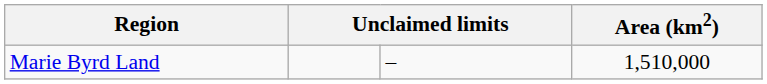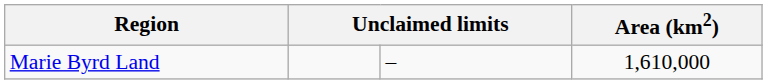(667, 61) 1,510,000 -> (667, 61) 1,610,000
